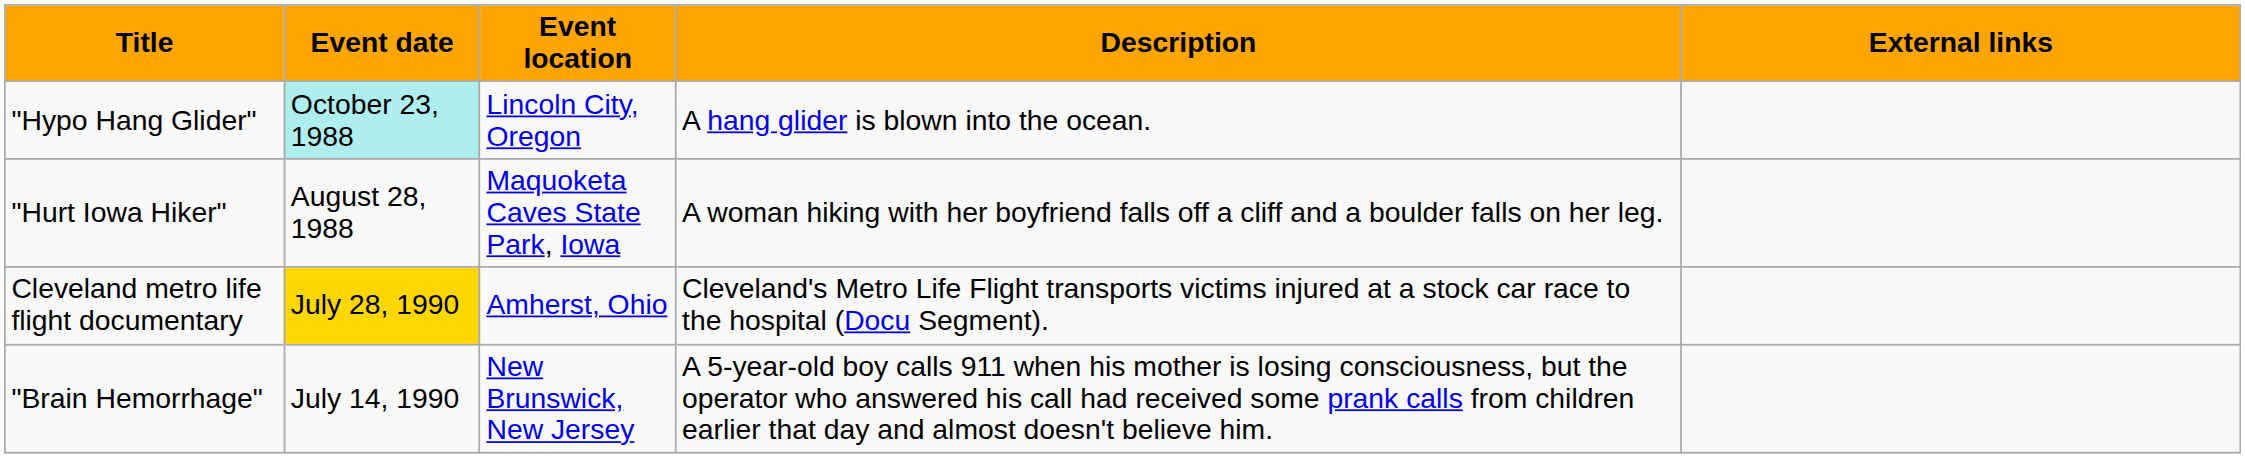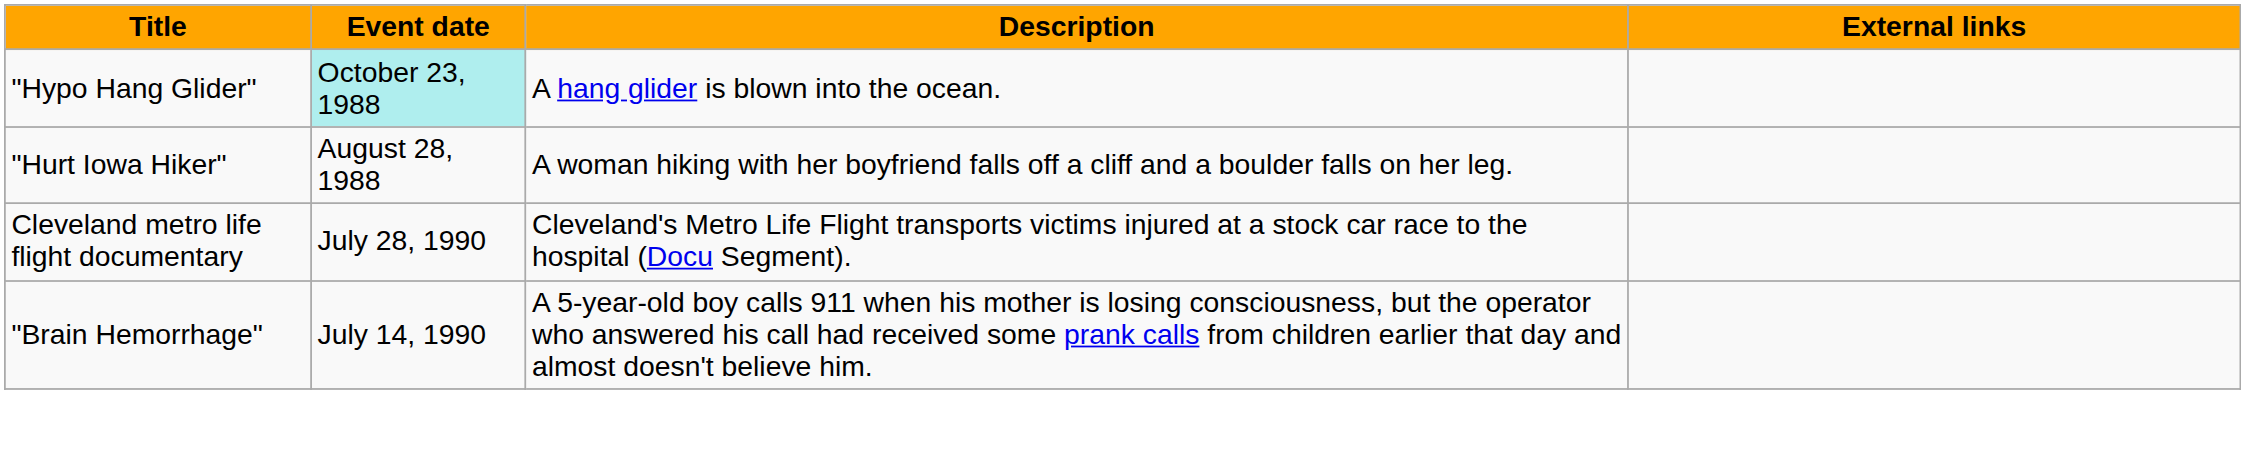- column: (578, 42)
(375, 305) gold background -> (402, 241) no background
